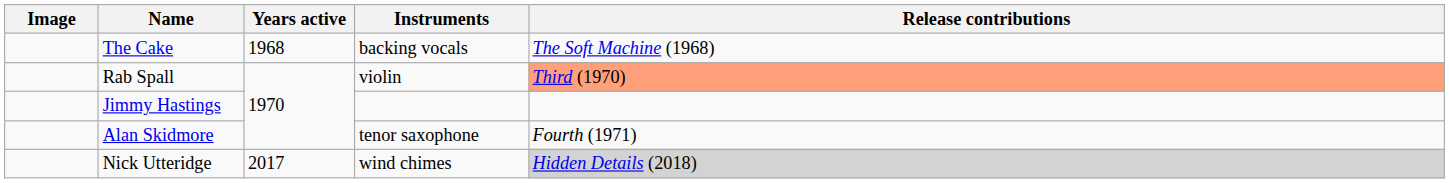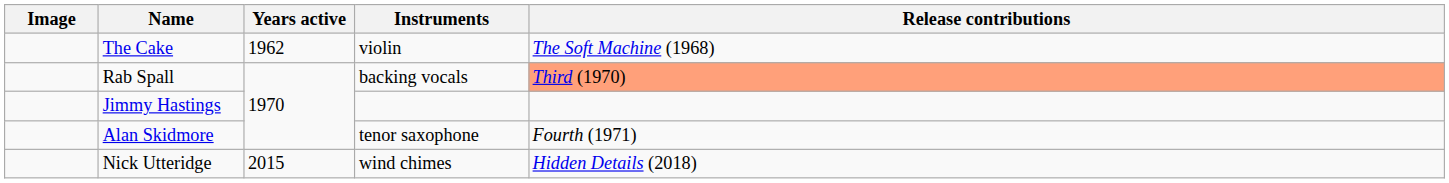(266, 47) 1968 -> (266, 47) 1962
(413, 47) backing vocals -> (380, 47) violin
(380, 76) violin -> (413, 76) backing vocals
(266, 163) 2017 -> (266, 163) 2015
(615, 163) lightgrey background -> (615, 163) no background
